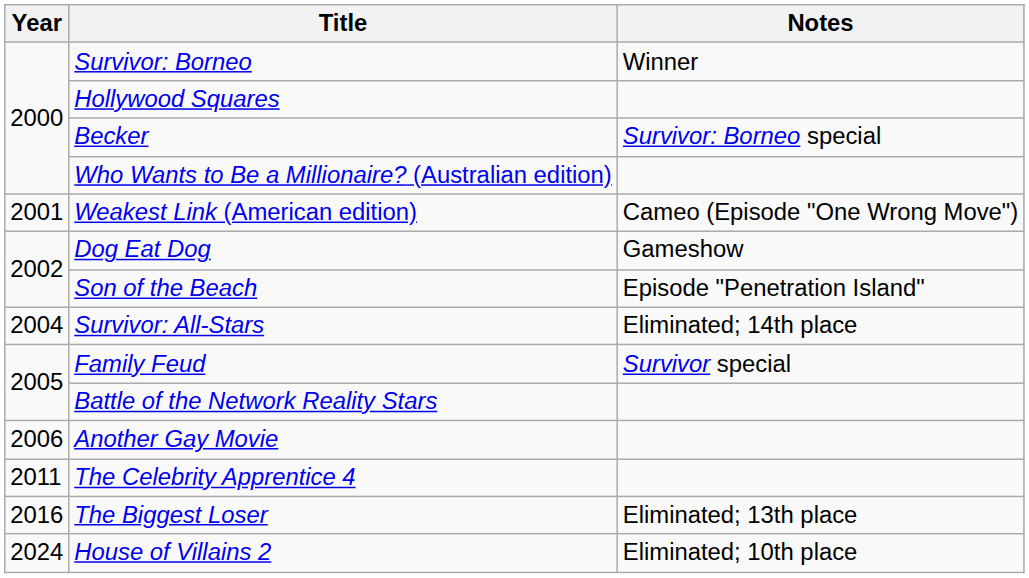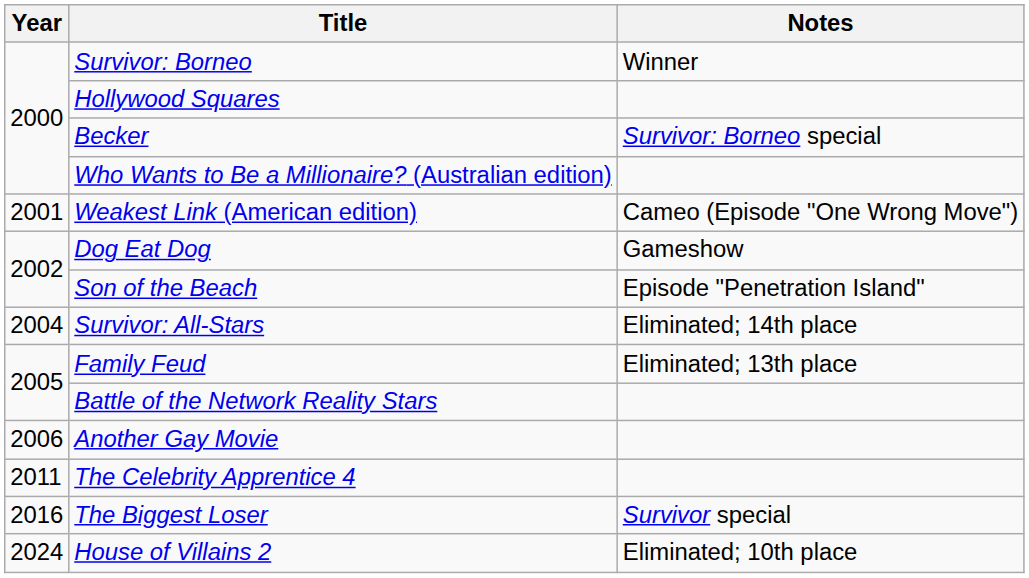(707, 363) Survivor special -> (740, 363) Eliminated; 13th place
(740, 514) Eliminated; 13th place -> (707, 514) Survivor special
